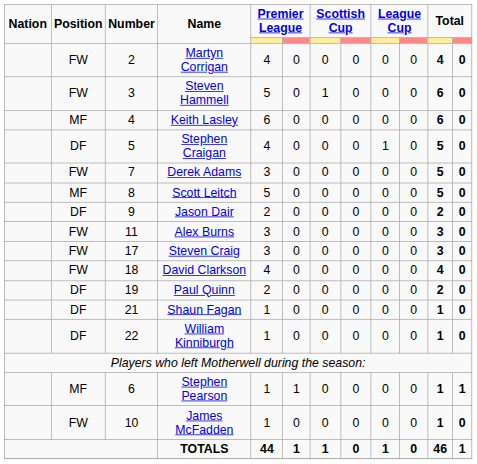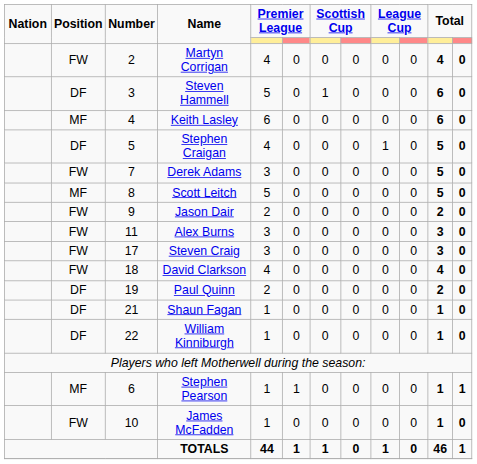(78, 93) FW -> (78, 93) DF
(78, 212) DF -> (78, 212) FW
